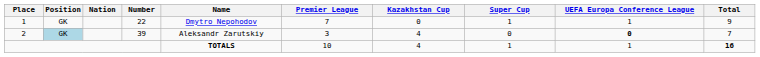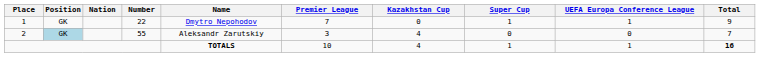(142, 35) 39 -> (142, 35) 55
(630, 35) bold -> (630, 35) normal
